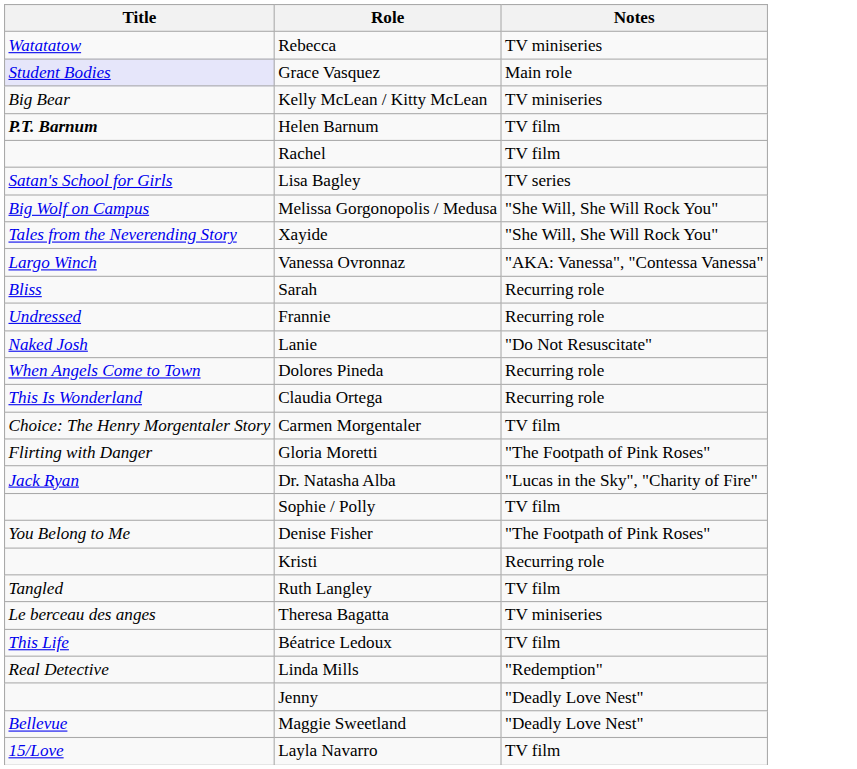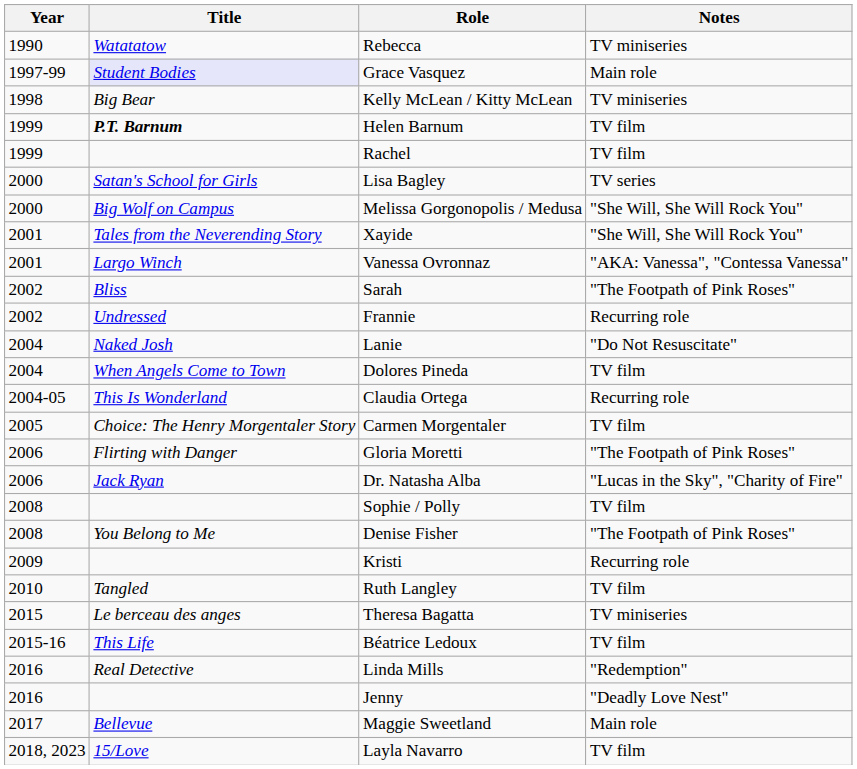+ column: (47, 18)
(555, 289) Recurring role -> (693, 289) "The Footpath of Pink Roses"
(555, 371) Recurring role -> (618, 371) TV film
(574, 724) "Deadly Love Nest" -> (623, 724) Main role
